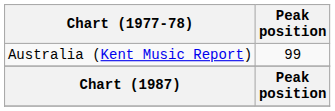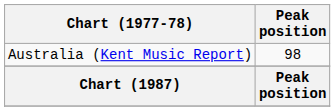(293, 55) 99 -> (293, 55) 98
